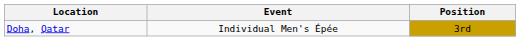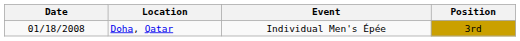+ column: (56, 12)
